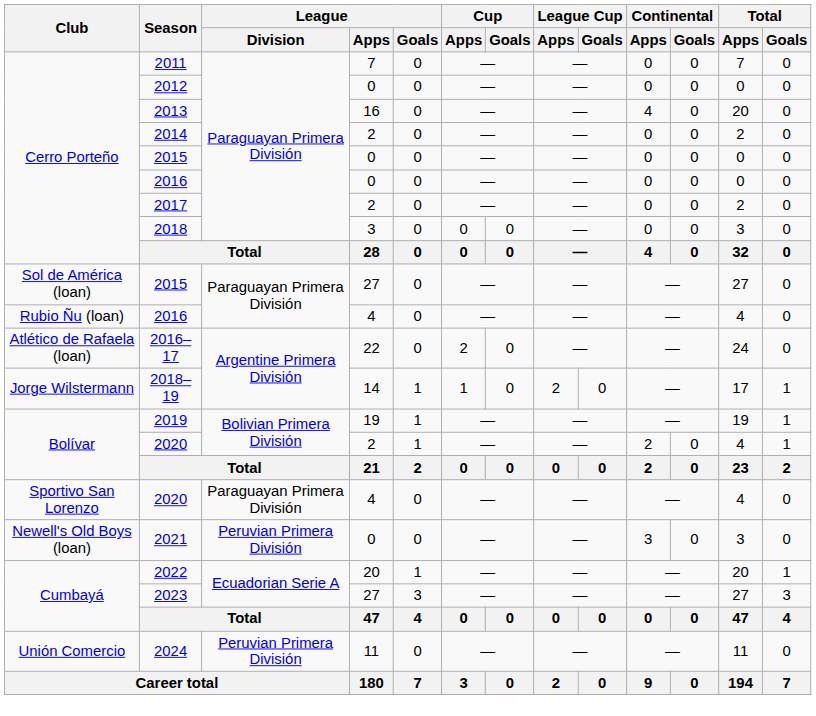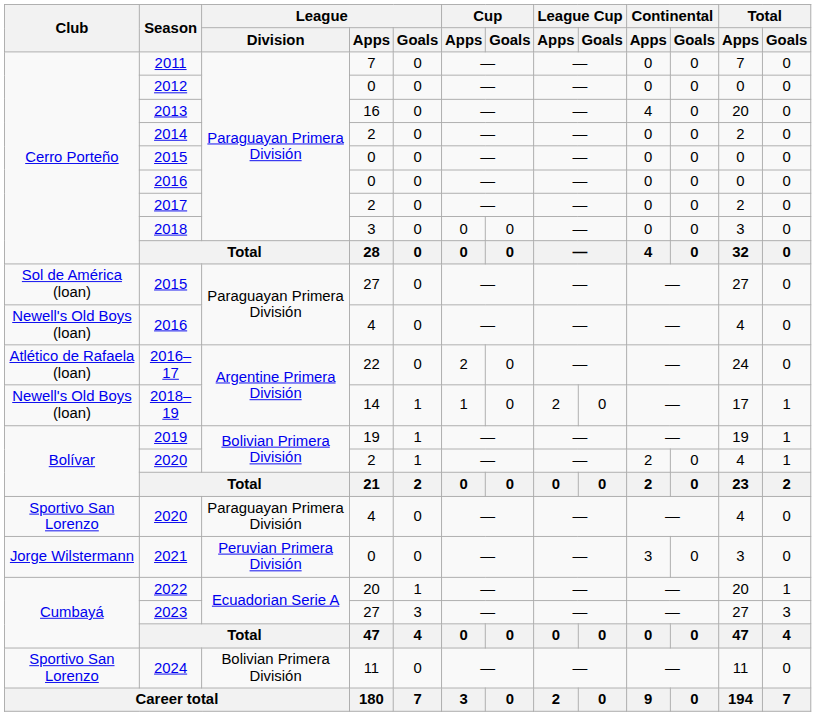(72, 316) Rubio Ñu (loan) -> (72, 324) Newell's Old Boys (loan)
(72, 388) Jorge Wilstermann -> (72, 405) Newell's Old Boys (loan)
(72, 540) Newell's Old Boys (loan) -> (72, 556) Jorge Wilstermann
(72, 651) Unión Comercio -> (72, 667) Sportivo San Lorenzo
(276, 651) Peruvian Primera División -> (276, 667) Bolivian Primera División
